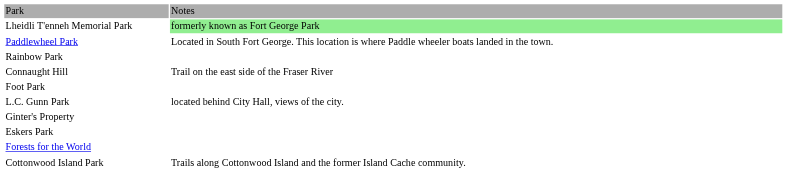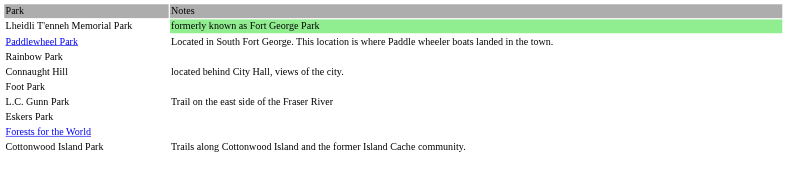(252, 71) Trail on the east side of the Fraser River -> (257, 71) located behind City Hall, views of the city.
(257, 102) located behind City Hall, views of the city. -> (252, 102) Trail on the east side of the Fraser River
- row: (40, 117)
